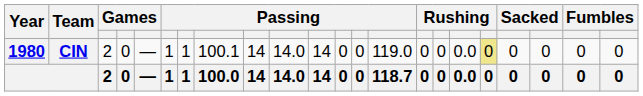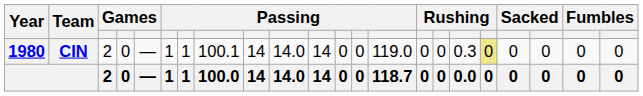(465, 51) 0.0 -> (465, 51) 0.3
